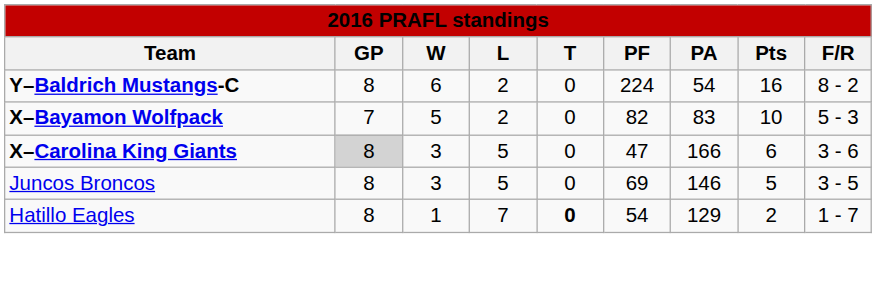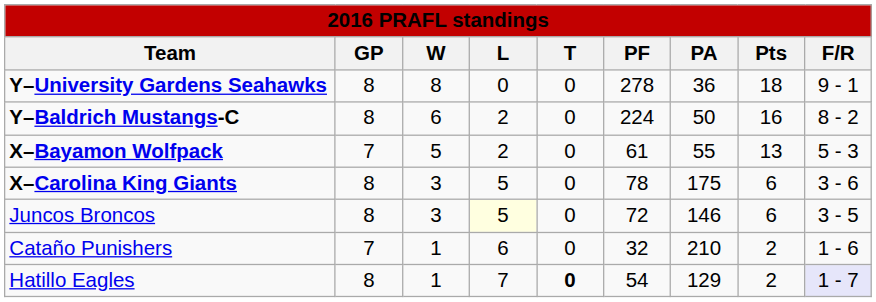+ row: (168, 85)
(704, 85) 54 -> (704, 118) 50
(637, 118) 82 -> (637, 150) 61
(704, 118) 83 -> (704, 150) 55
(771, 118) 10 -> (771, 150) 13
(369, 150) lightgrey background -> (369, 183) no background
(637, 150) 47 -> (637, 183) 78
(704, 150) 166 -> (704, 183) 175
(503, 183) no background -> (503, 215) lightyellow background
(637, 183) 69 -> (637, 215) 72
(771, 183) 5 -> (771, 215) 6
+ row: (91, 248)
(838, 215) no background -> (838, 280) lavender background
